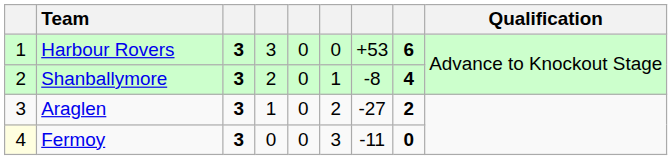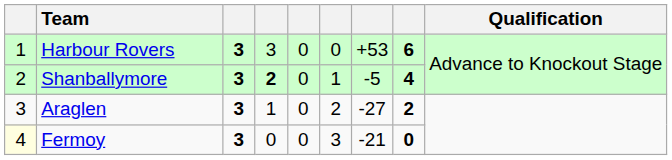(271, 79) normal -> (271, 79) bold
(372, 79) -8 -> (372, 79) -5
(372, 139) -11 -> (372, 139) -21
